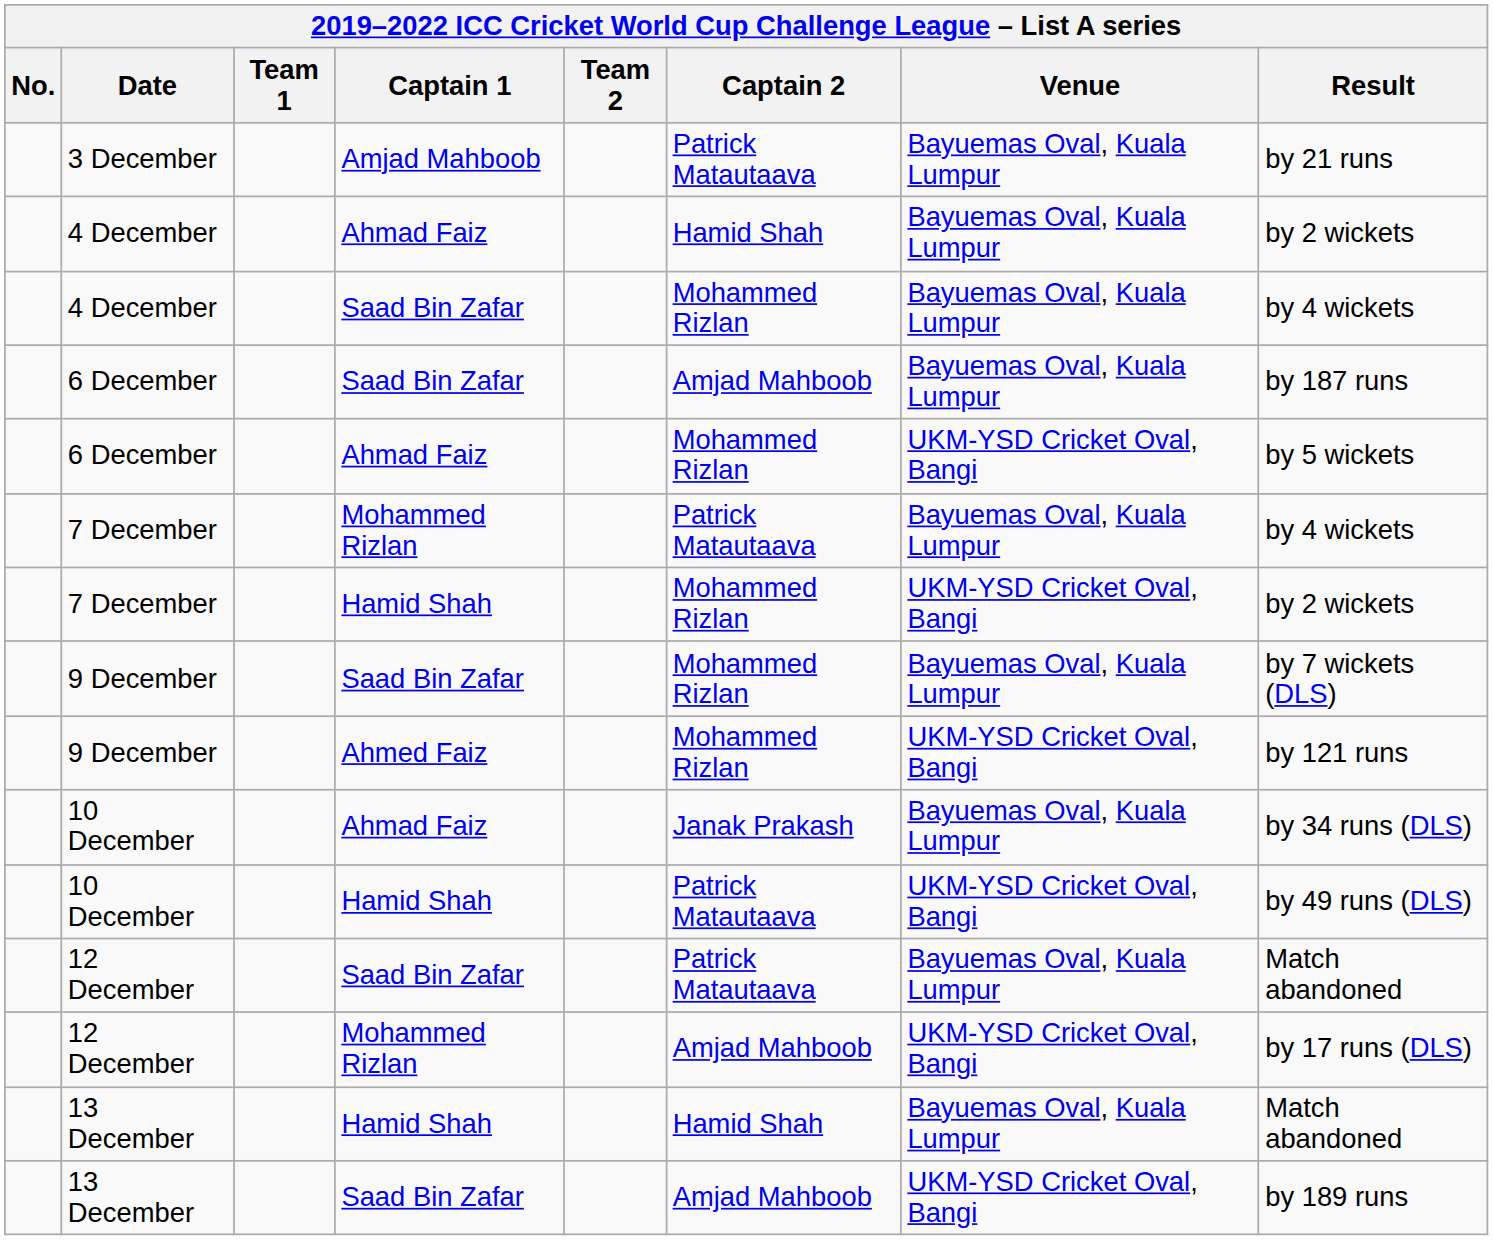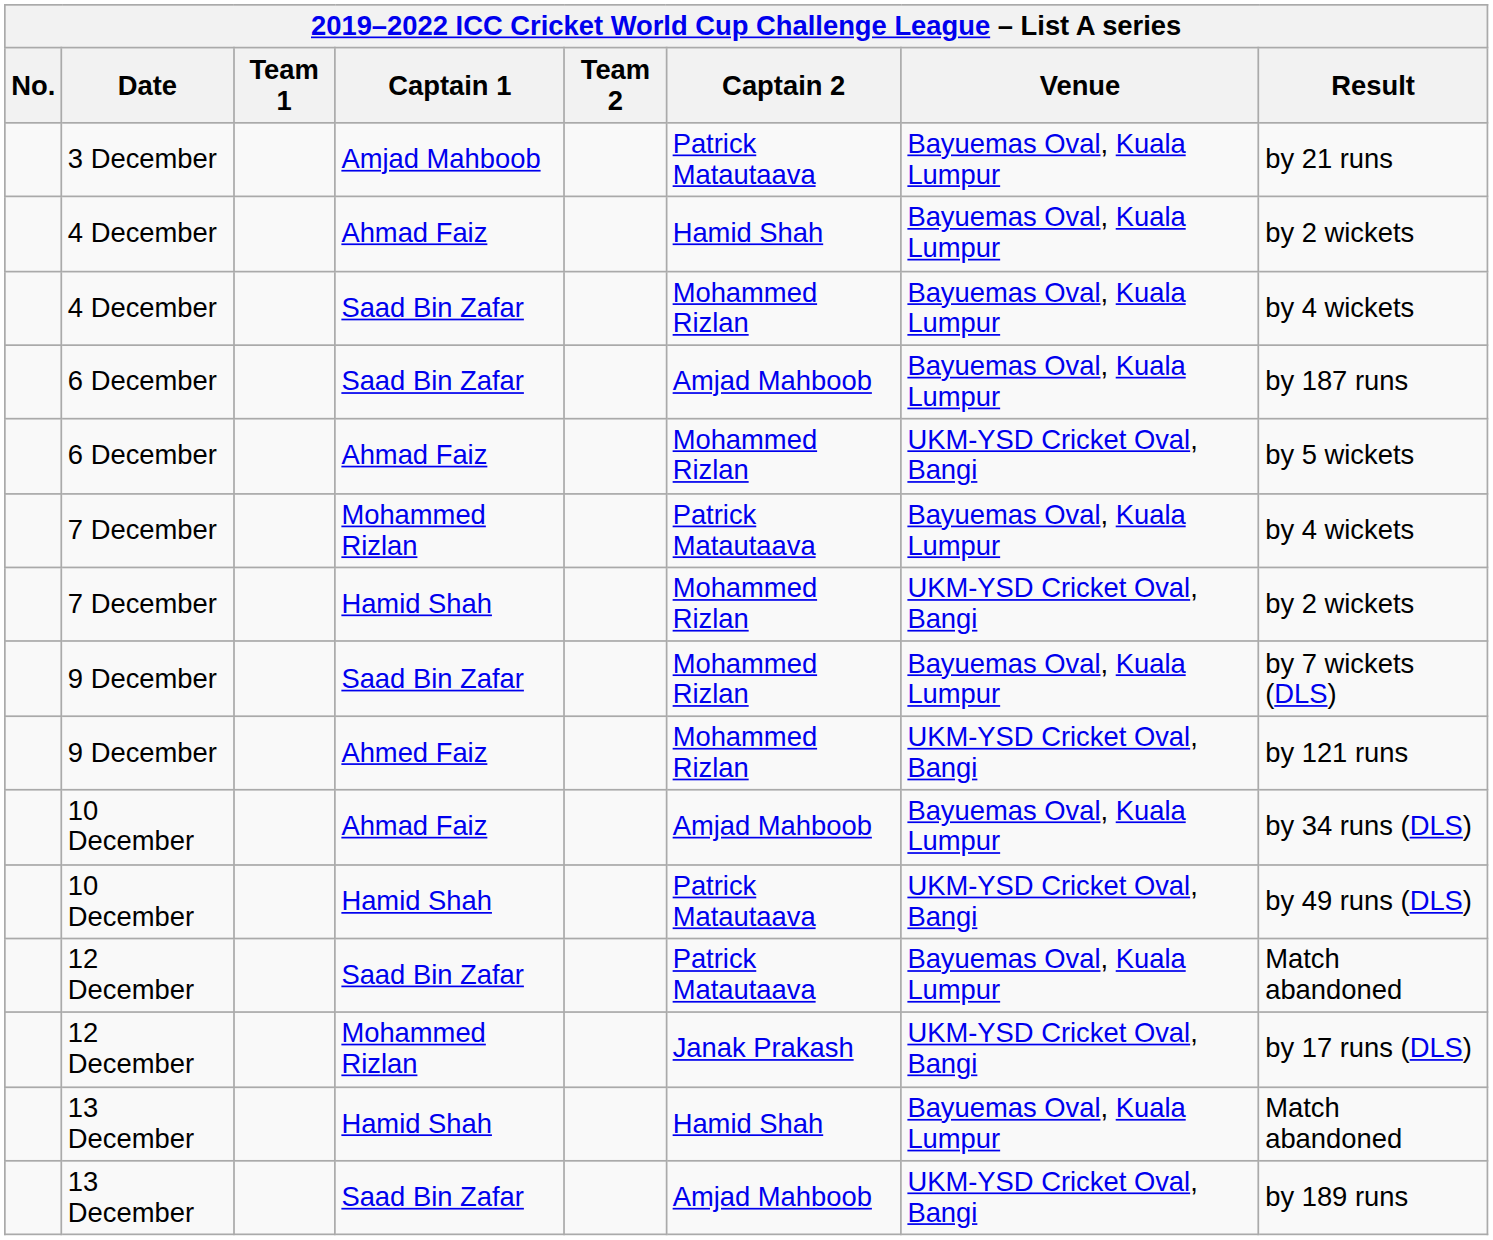(763, 826) Janak Prakash -> (772, 826) Amjad Mahboob
(772, 1049) Amjad Mahboob -> (763, 1049) Janak Prakash
